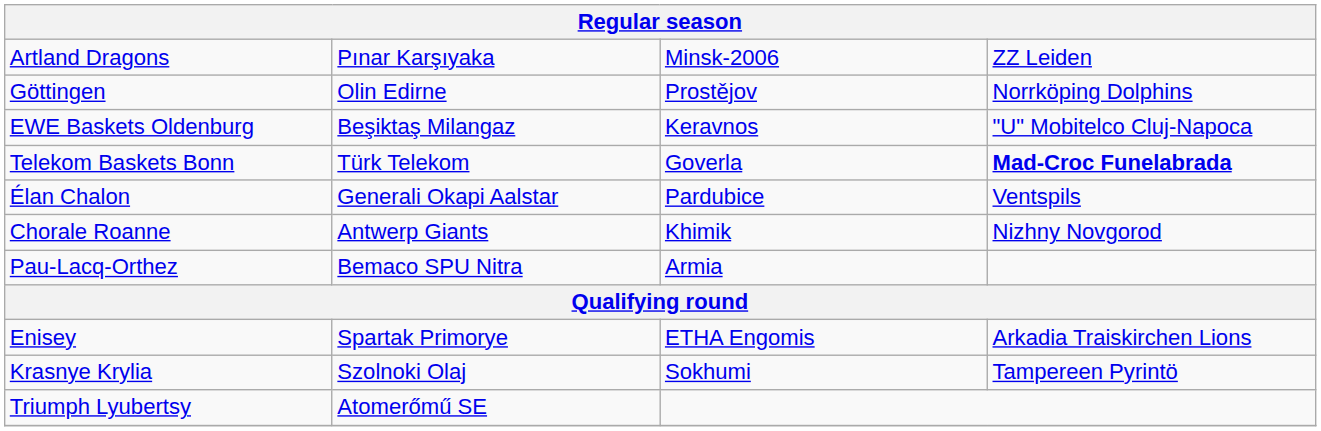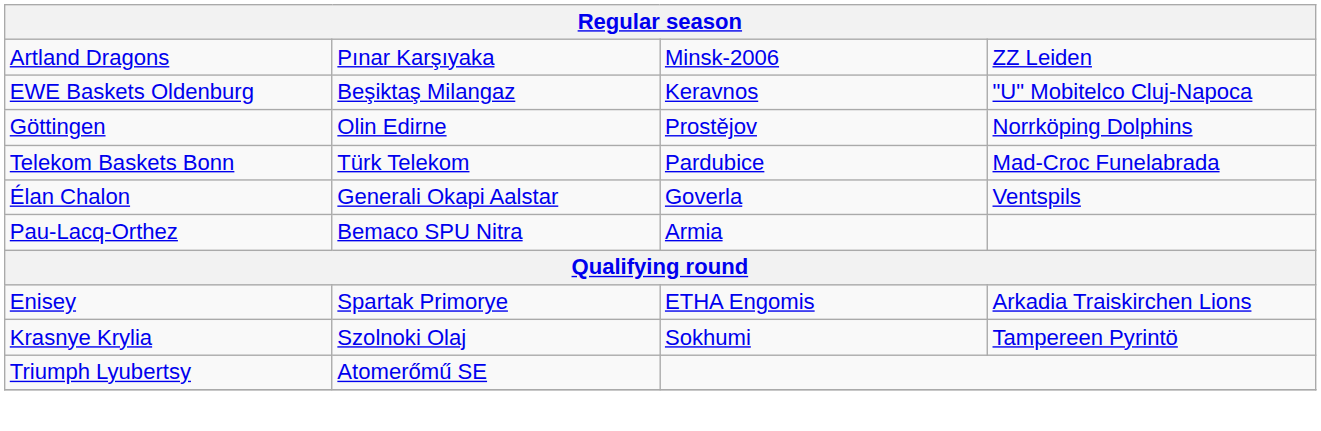rows swapped: (132, 127) <-> (58, 92)
(704, 162) Goverla -> (715, 162) Pardubice
(1112, 162) bold -> (1106, 162) normal
(715, 197) Pardubice -> (704, 197) Goverla
- row: (90, 232)
